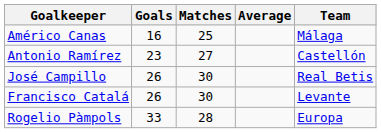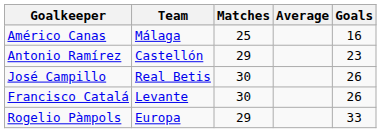columns swapped: (154, 15) <-> (335, 15)
(206, 56) 27 -> (243, 56) 29
(206, 118) 28 -> (243, 118) 29
